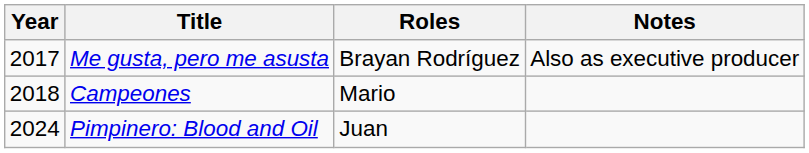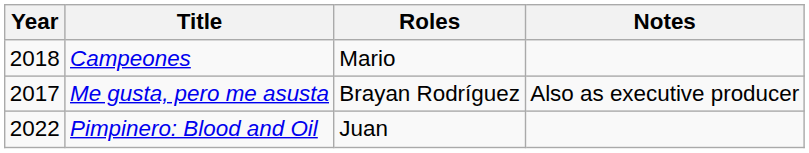rows swapped: (200, 57) <-> (130, 93)
(35, 128) 2024 -> (35, 128) 2022
